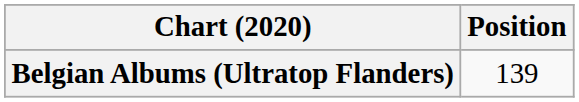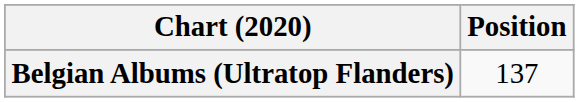(517, 73) 139 -> (517, 73) 137
